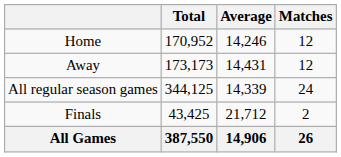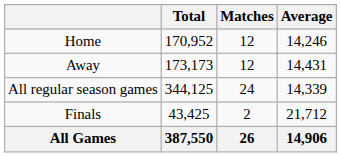columns swapped: (306, 16) <-> (246, 16)
